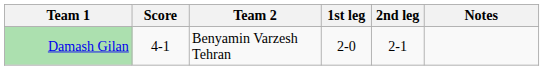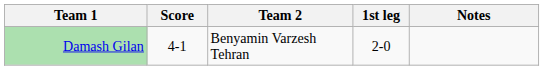- column: (398, 15)
